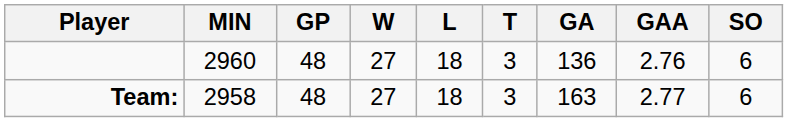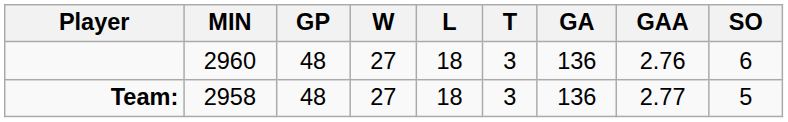(577, 97) 163 -> (577, 97) 136
(746, 97) 6 -> (746, 97) 5
